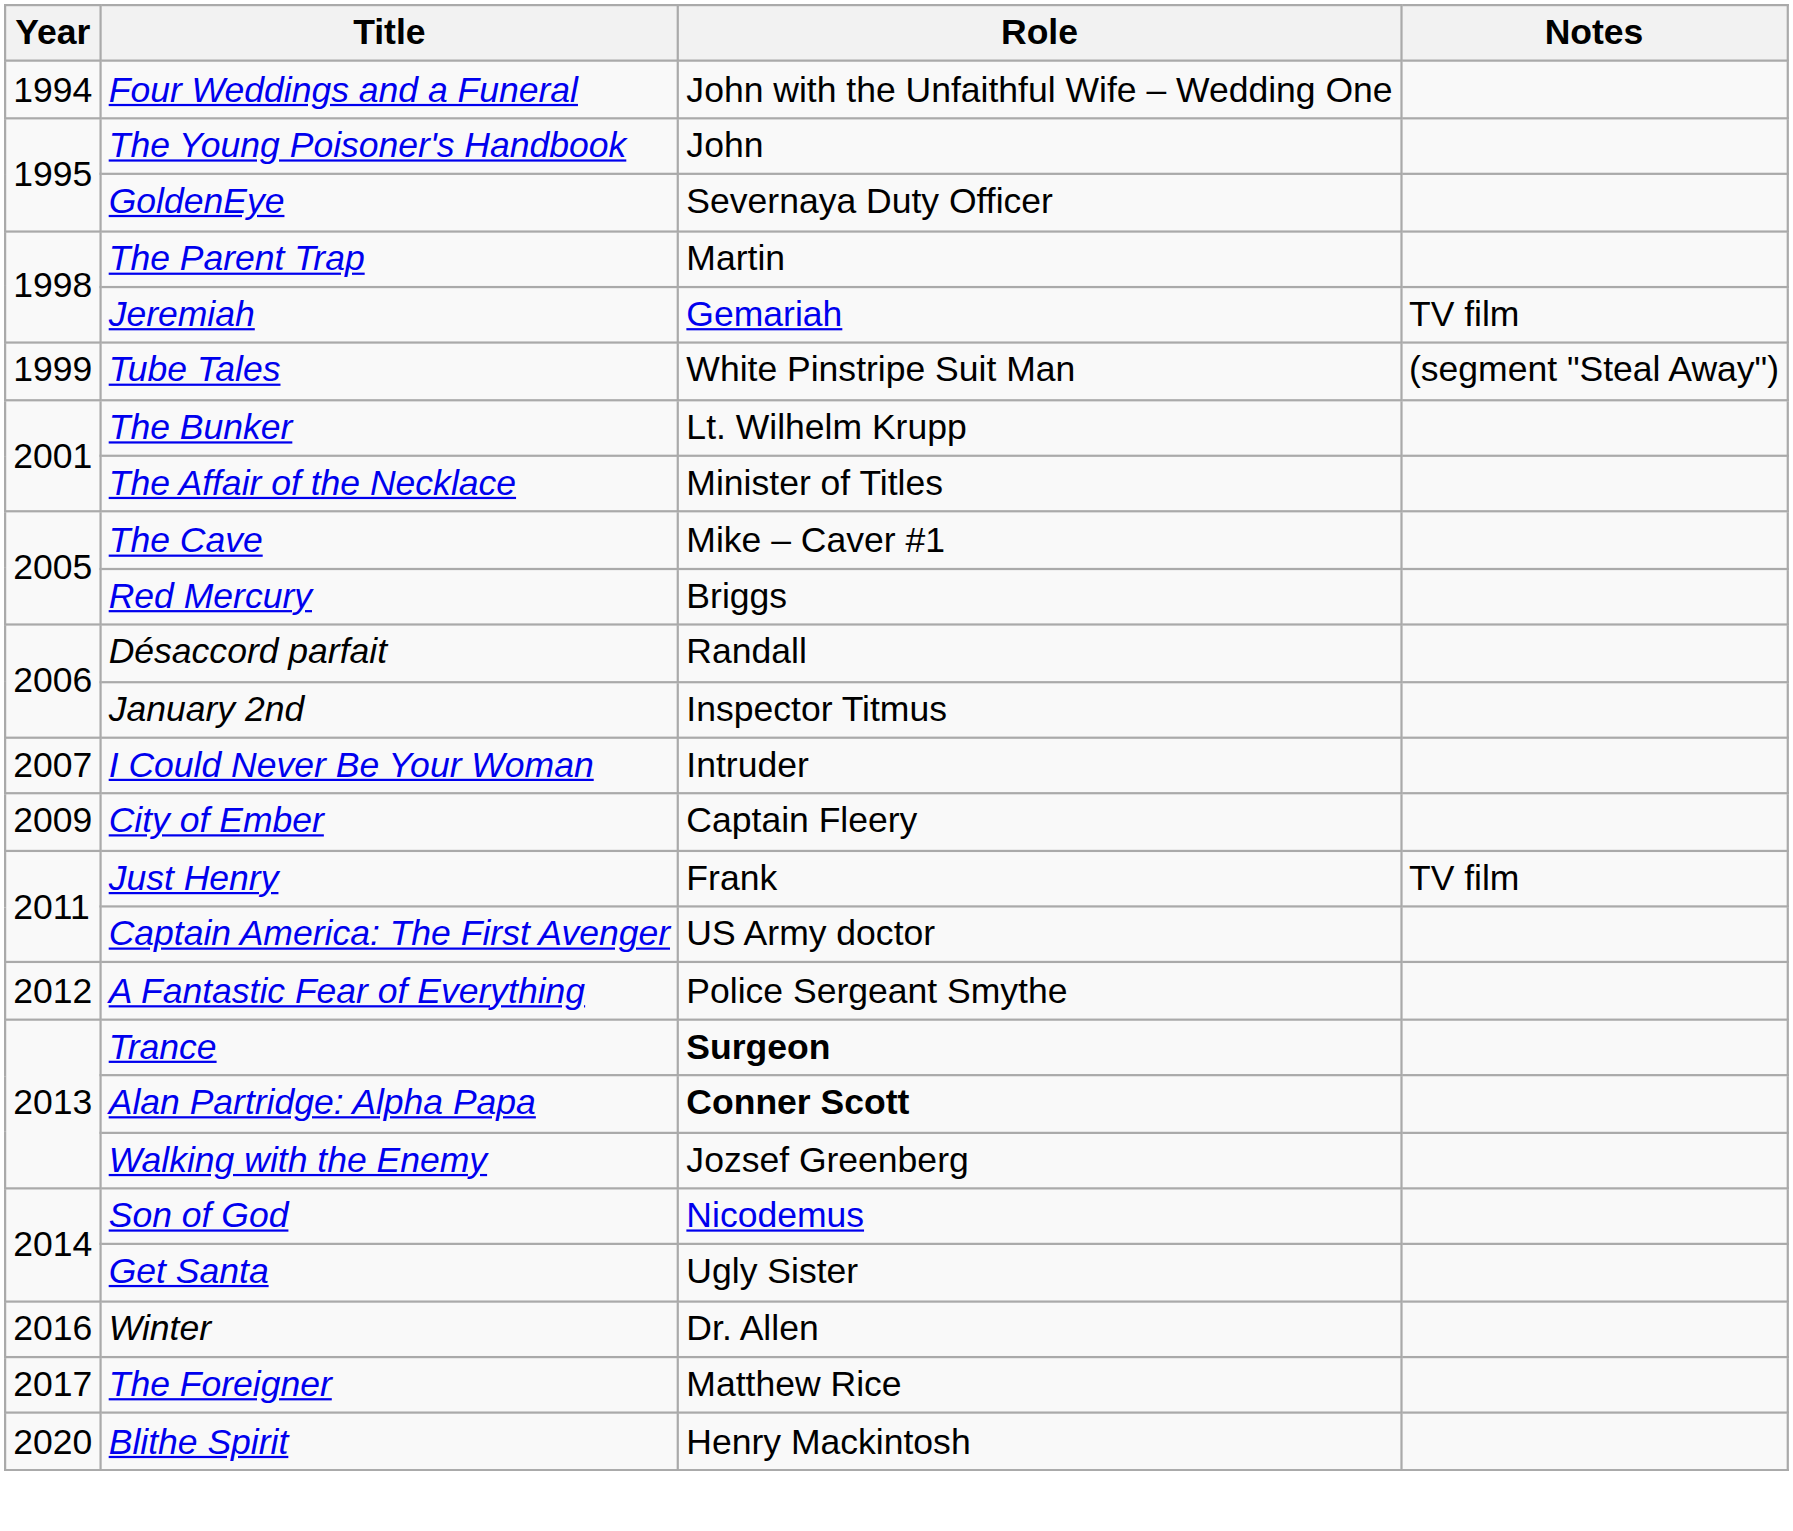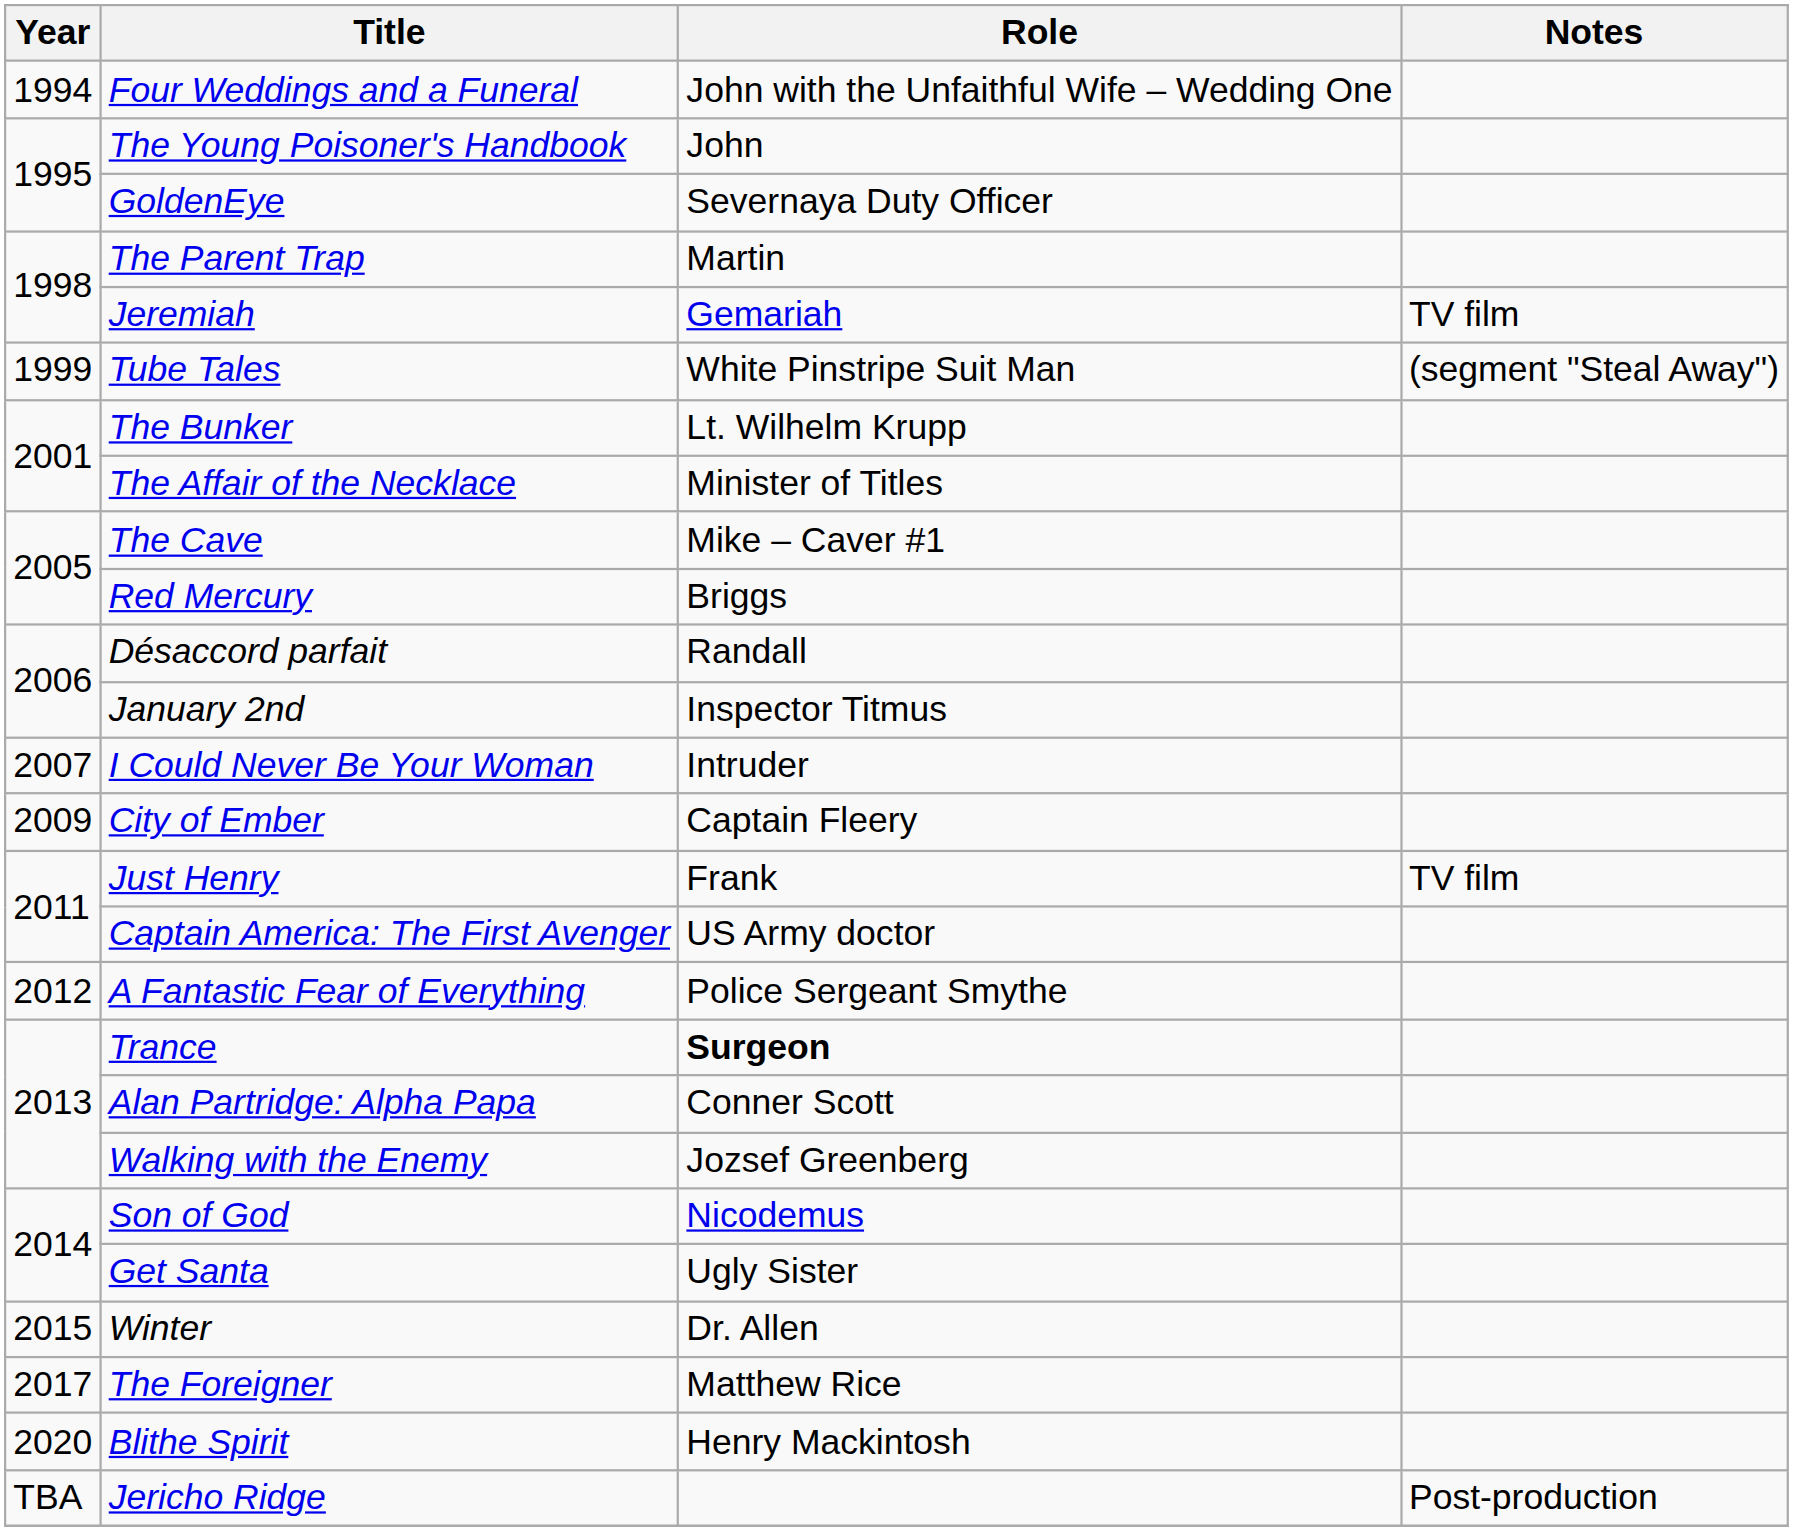(798, 1102) bold -> (790, 1102) normal
(53, 1328) 2016 -> (53, 1328) 2015
+ row: (217, 1497)
